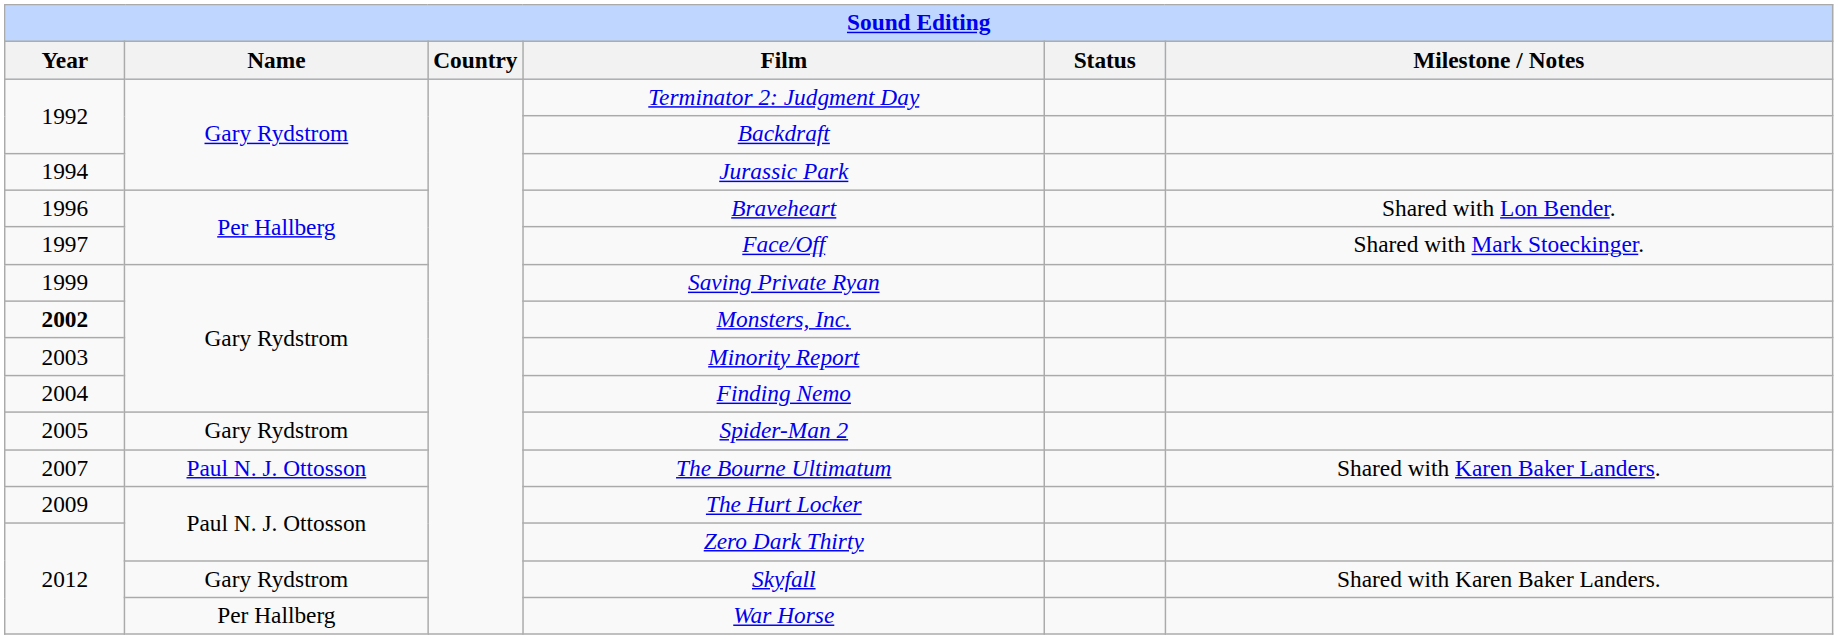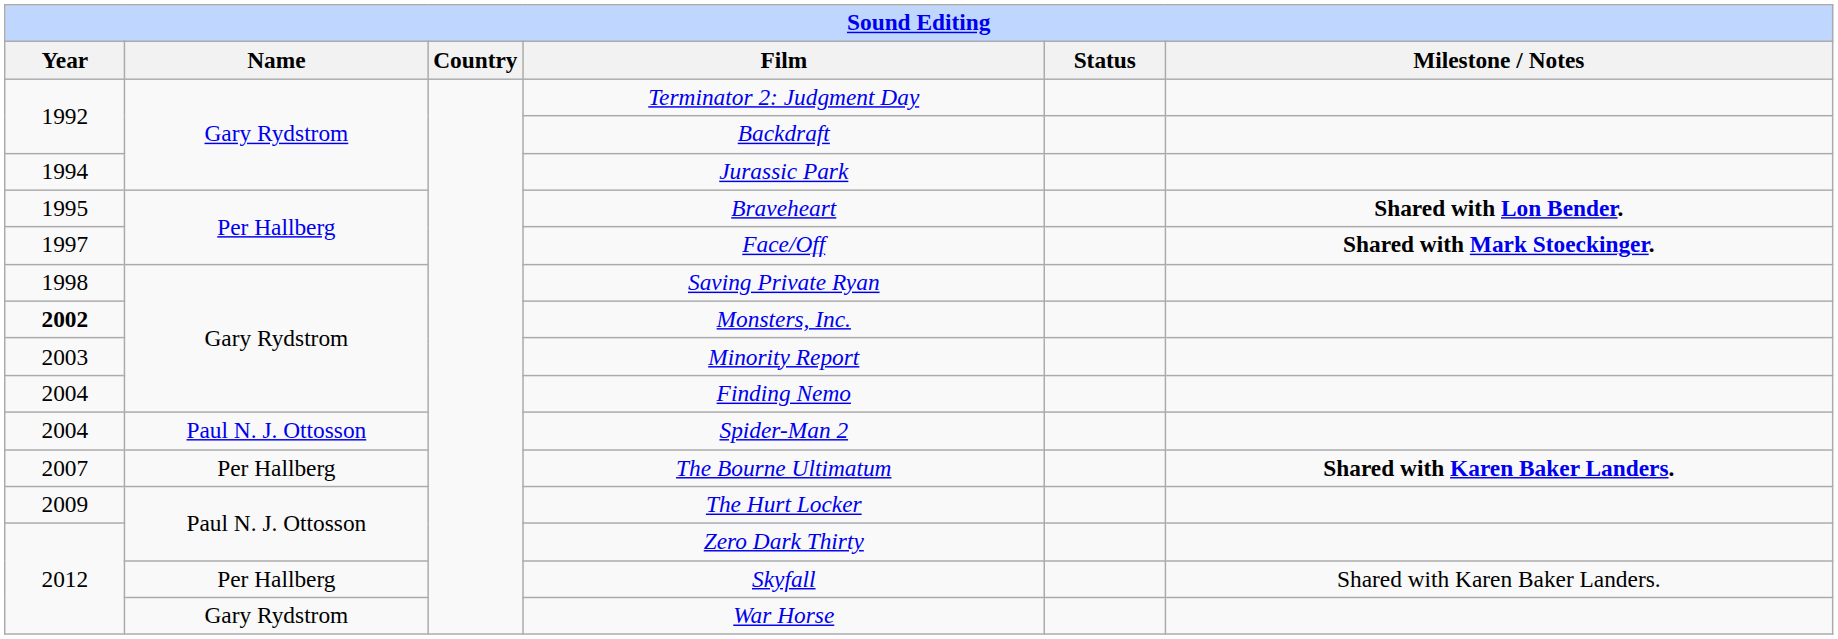(65, 208) 1996 -> (65, 208) 1995
(1499, 208) normal -> (1499, 208) bold
(1499, 245) normal -> (1499, 245) bold
(65, 282) 1999 -> (65, 282) 1998
(65, 430) 2005 -> (65, 430) 2004
(276, 430) Gary Rydstrom -> (276, 430) Paul N. J. Ottosson
(276, 467) Paul N. J. Ottosson -> (276, 467) Per Hallberg
(1499, 467) normal -> (1499, 467) bold
(276, 578) Gary Rydstrom -> (276, 578) Per Hallberg
(276, 615) Per Hallberg -> (276, 615) Gary Rydstrom
